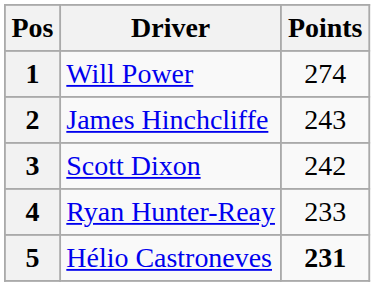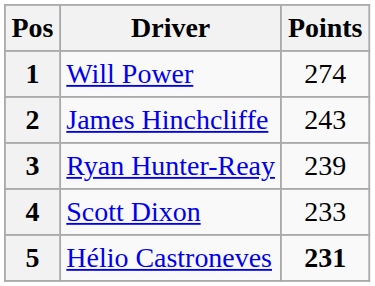(133, 166) Scott Dixon -> (171, 166) Ryan Hunter-Reay
(325, 166) 242 -> (325, 166) 239
(171, 212) Ryan Hunter-Reay -> (133, 212) Scott Dixon
